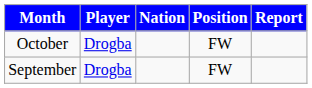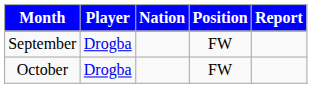rows swapped: (42, 70) <-> (42, 44)
